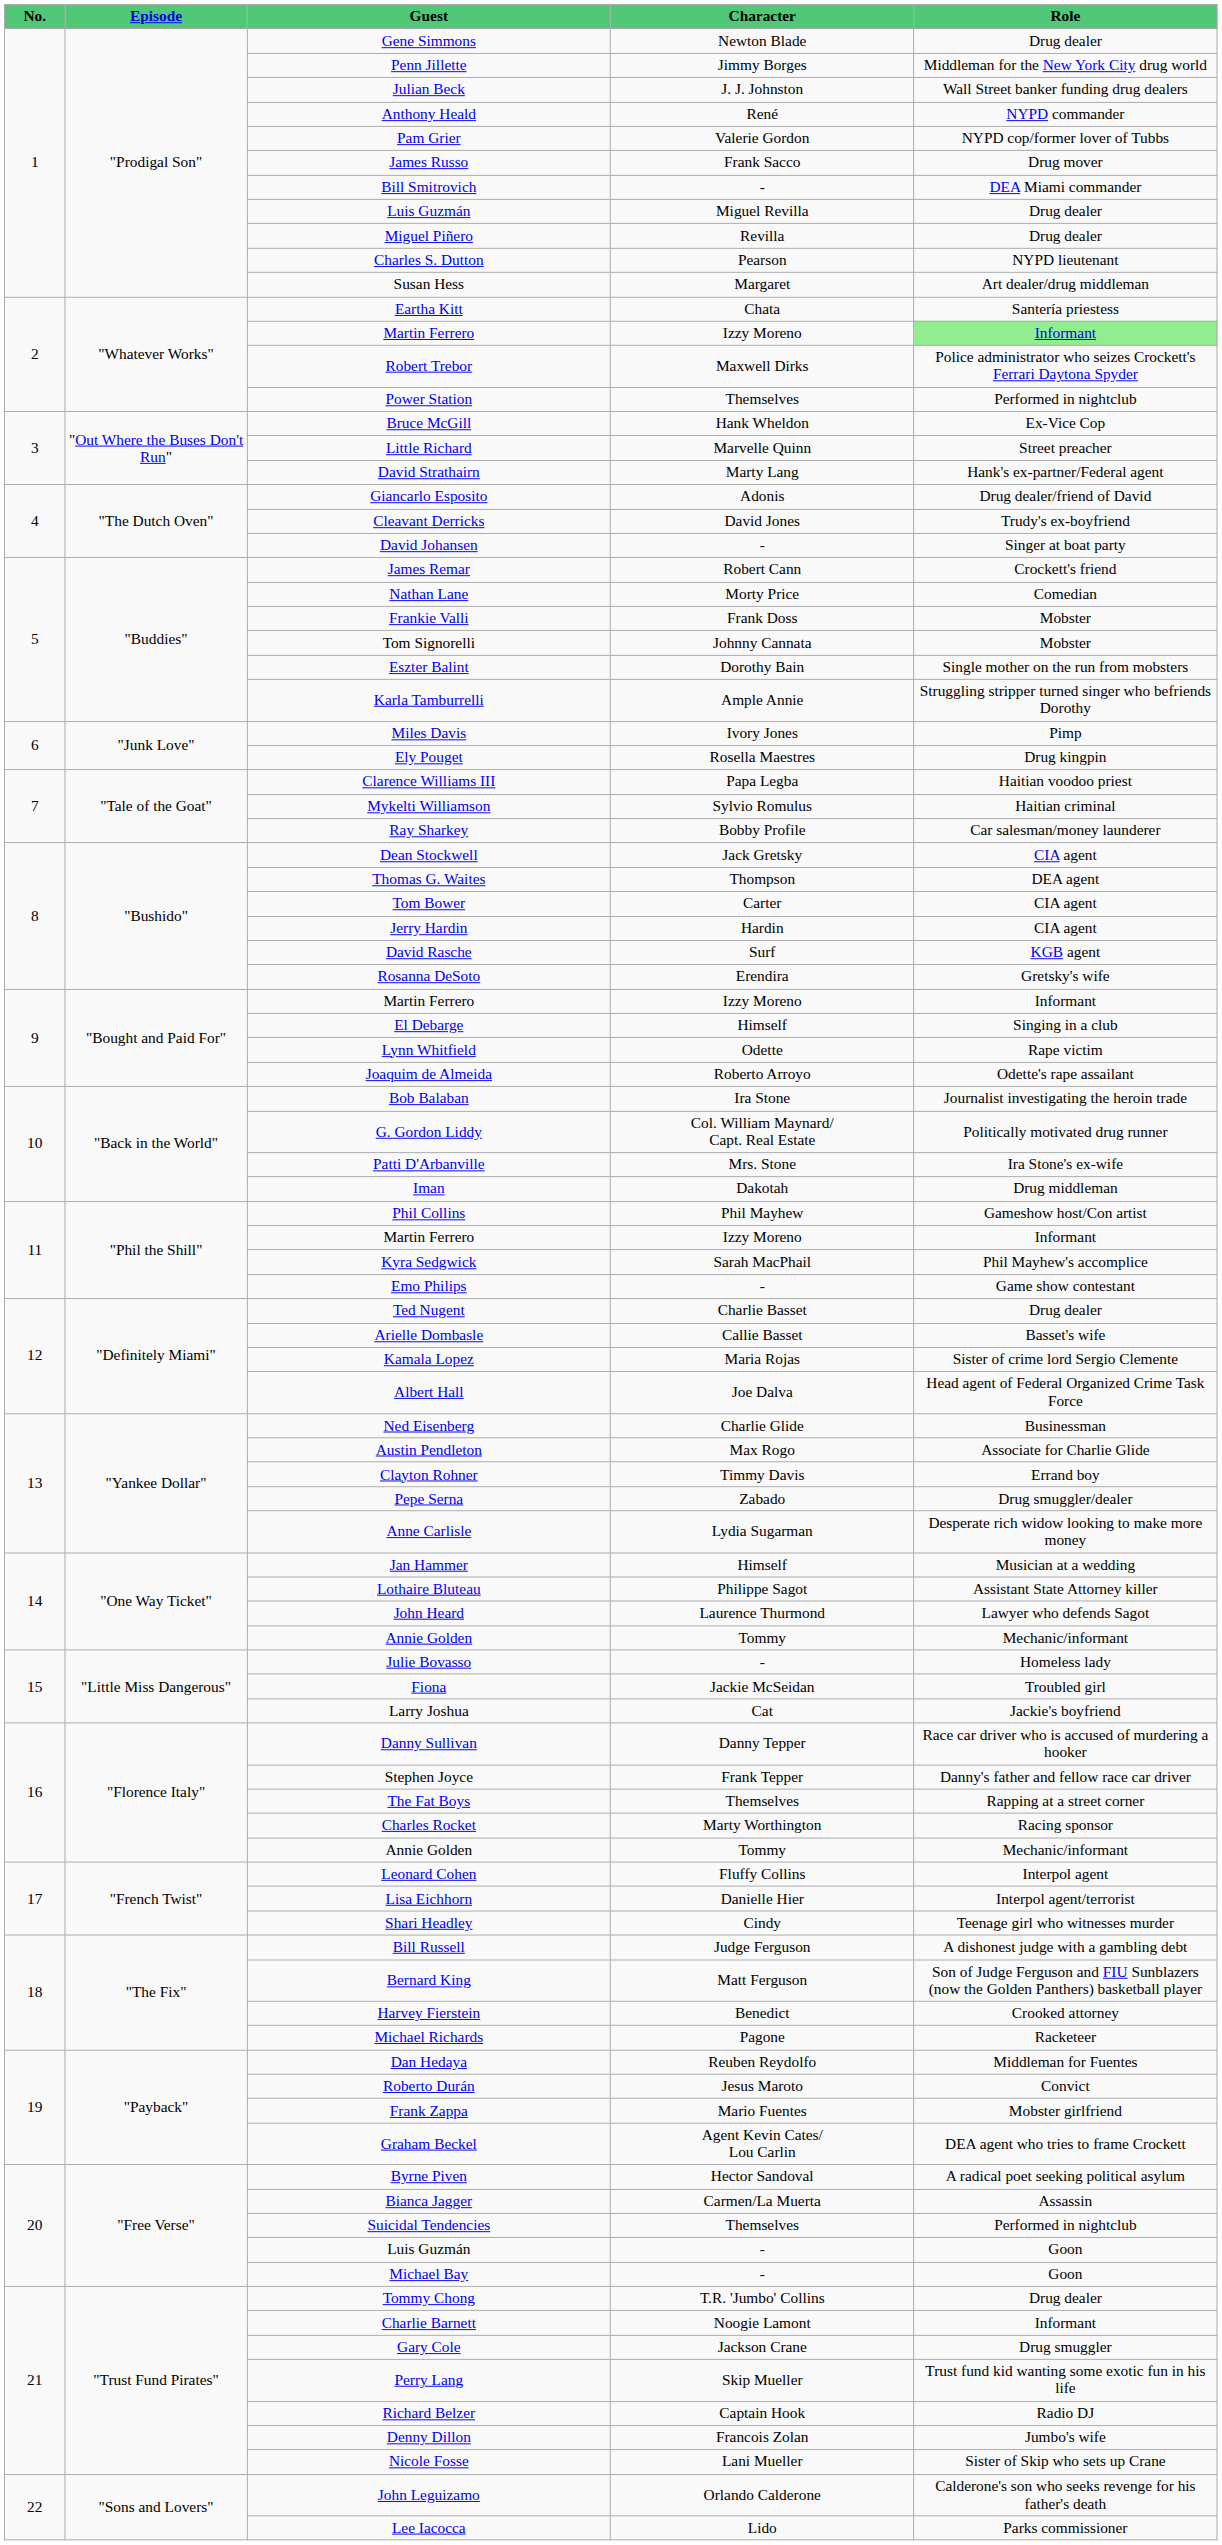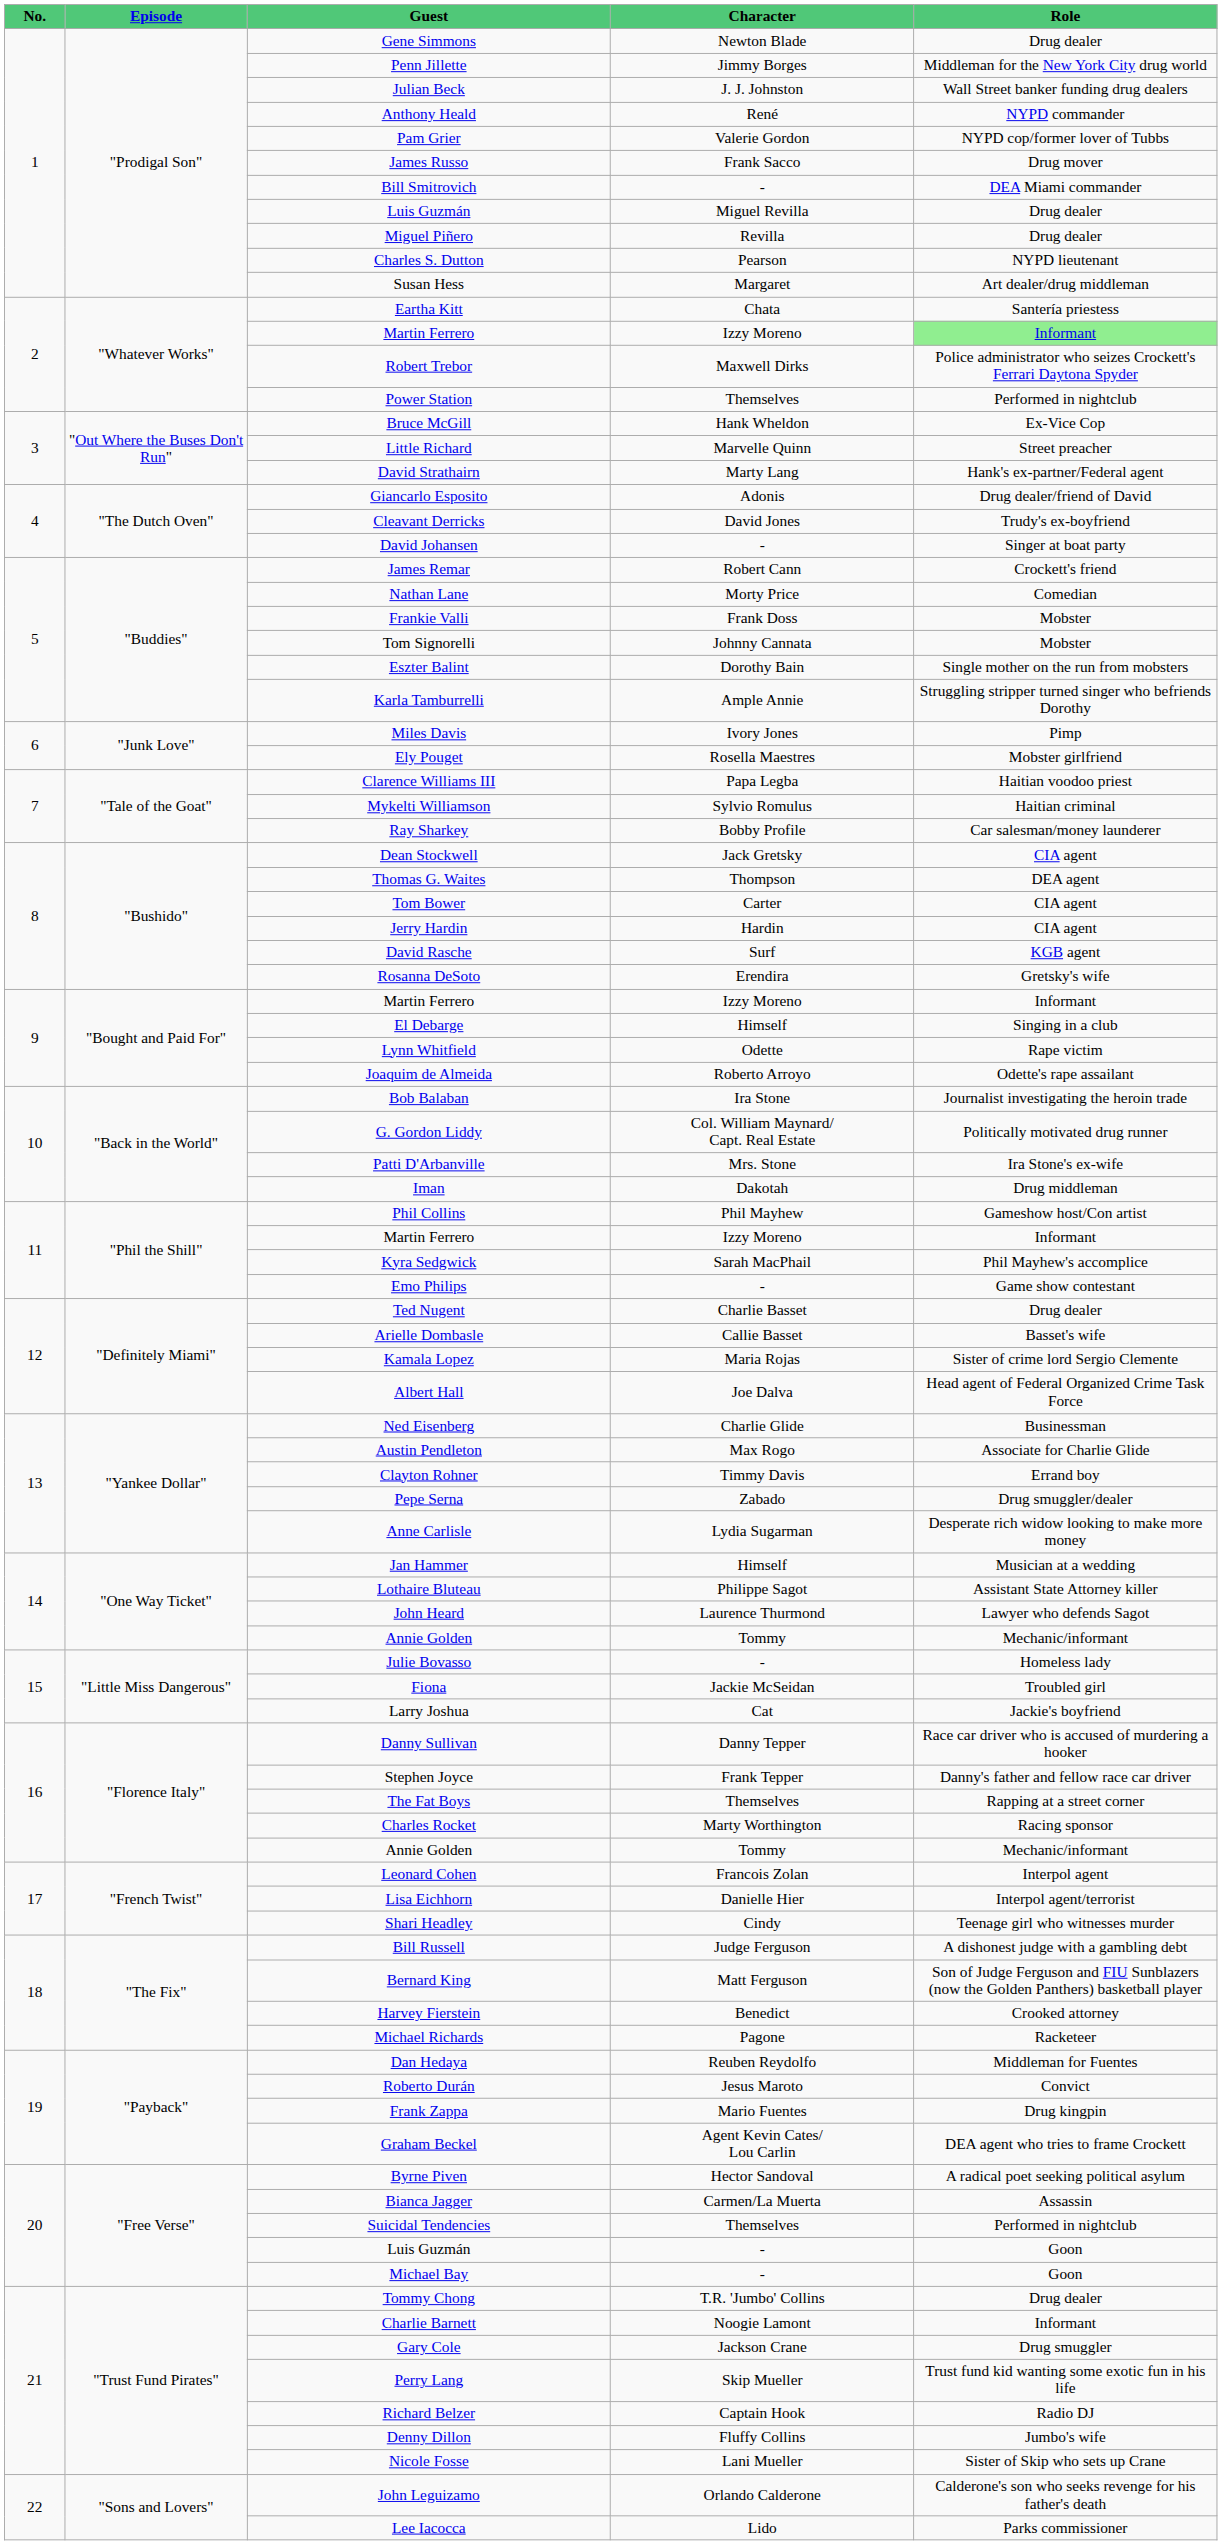(1065, 757) Drug kingpin -> (1065, 757) Mobster girlfriend
(762, 1874) Fluffy Collins -> (762, 1874) Francois Zolan
(1065, 2110) Mobster girlfriend -> (1065, 2110) Drug kingpin
(762, 2437) Francois Zolan -> (762, 2437) Fluffy Collins
